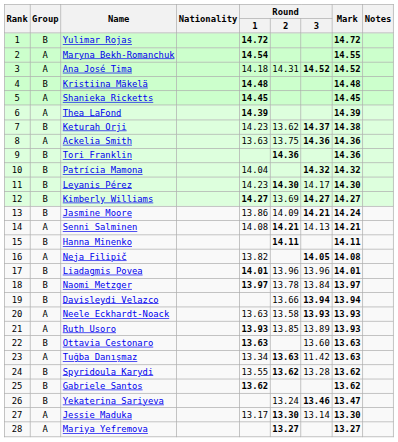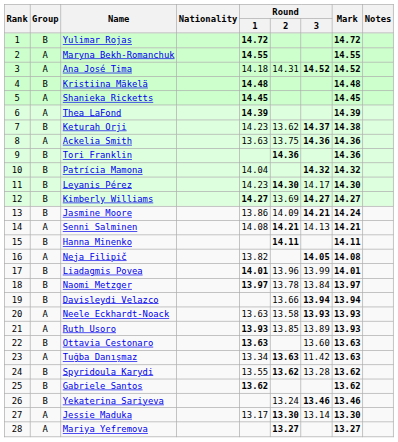(255, 55) 14.54 -> (255, 55) 14.55
(316, 271) 13.96 -> (316, 271) 13.99
(347, 401) 13.47 -> (347, 401) 13.46
